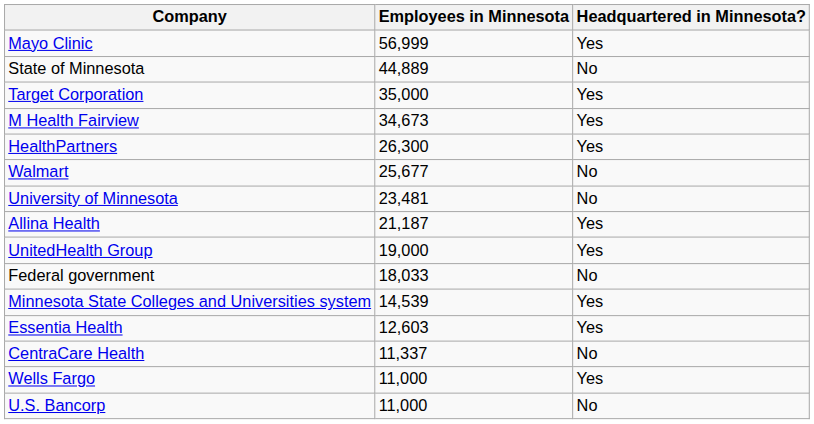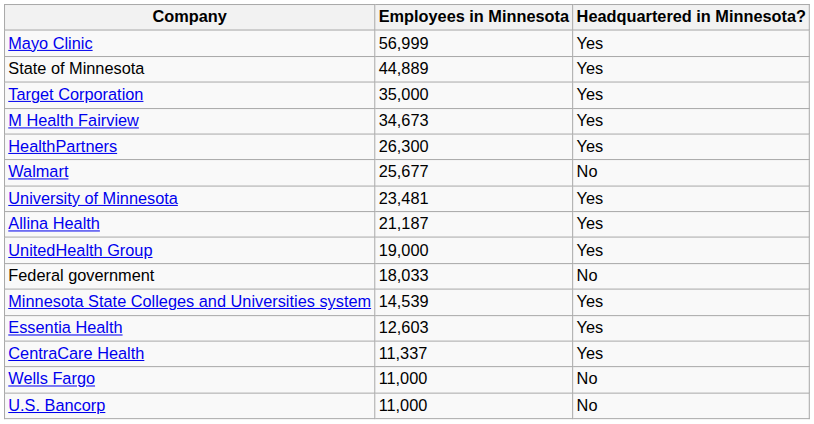(587, 69) No -> (590, 69) Yes
(587, 198) No -> (590, 198) Yes
(587, 353) No -> (590, 353) Yes
(590, 379) Yes -> (587, 379) No
